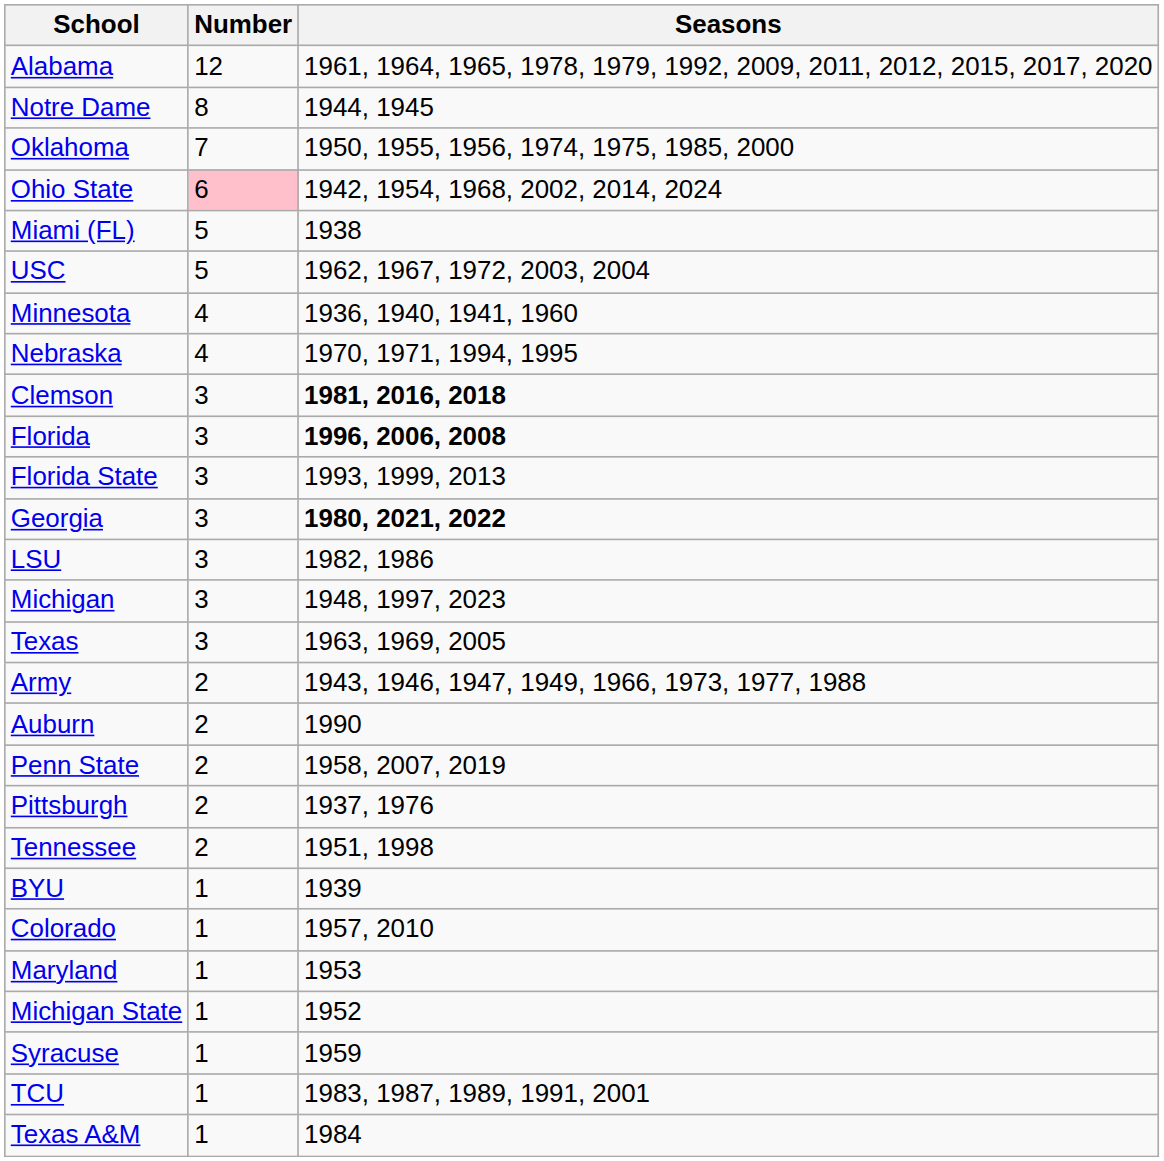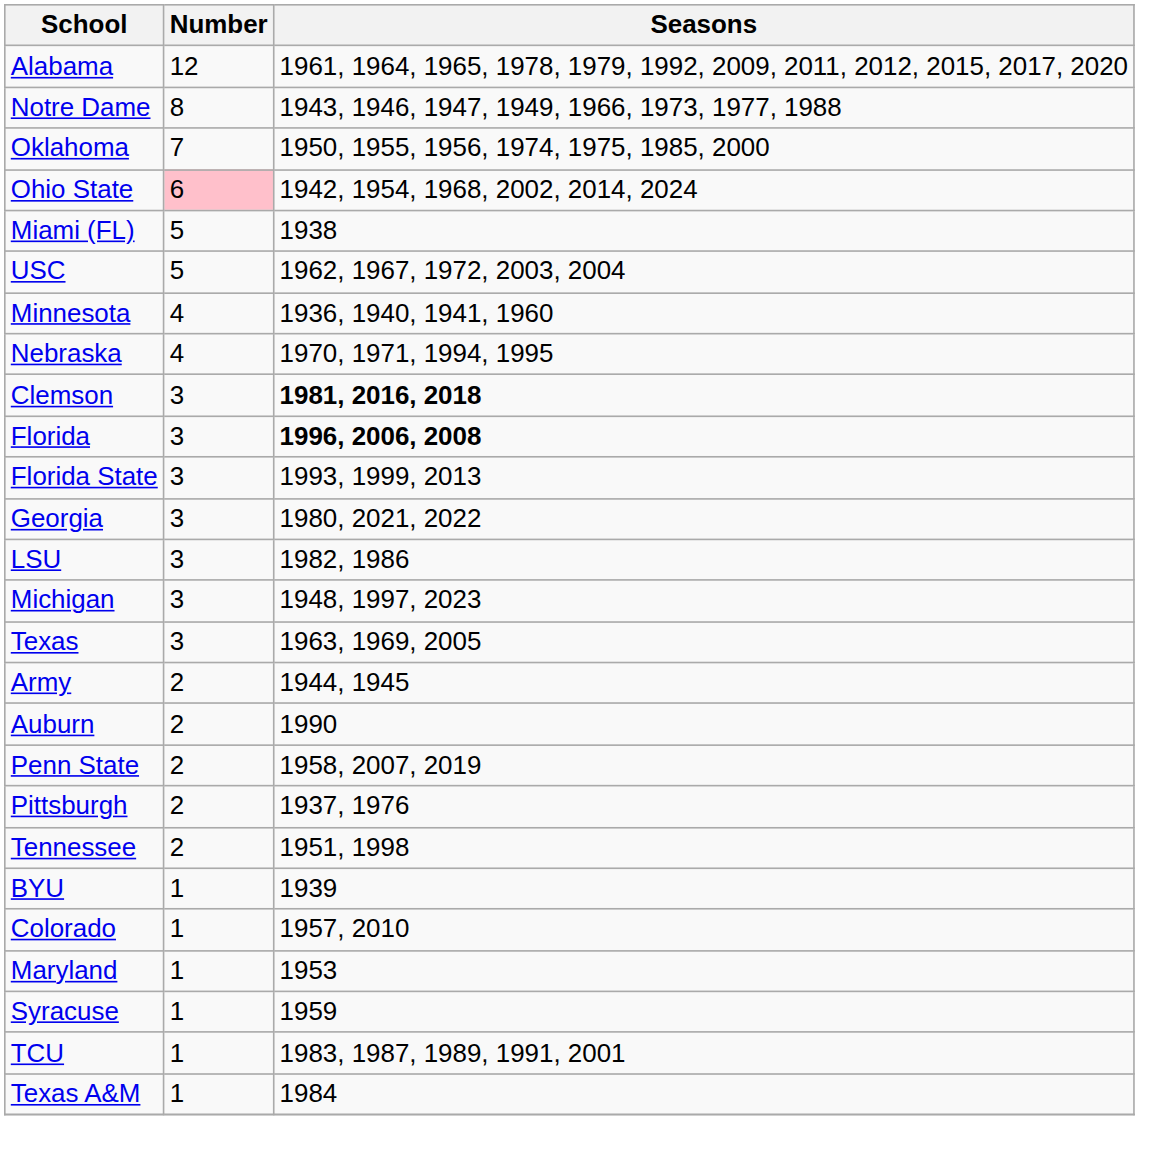(369, 107) 1944, 1945 -> (561, 107) 1943, 1946, 1947, 1949, 1966, 1973, 1977, 1988
(405, 518) bold -> (380, 518) normal
(585, 682) 1943, 1946, 1947, 1949, 1966, 1973, 1977, 1988 -> (344, 682) 1944, 1945
- row: (97, 1011)
